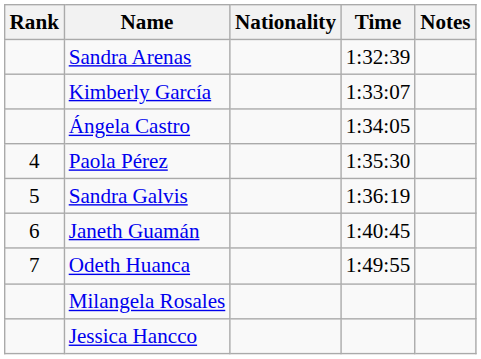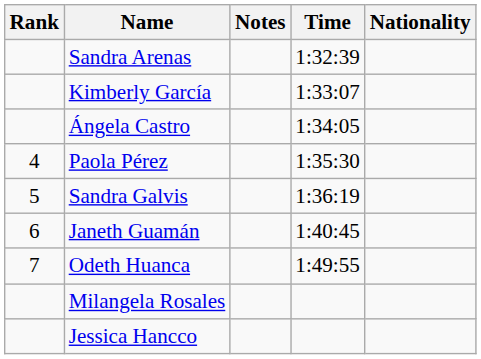columns swapped: (286, 22) <-> (445, 22)
